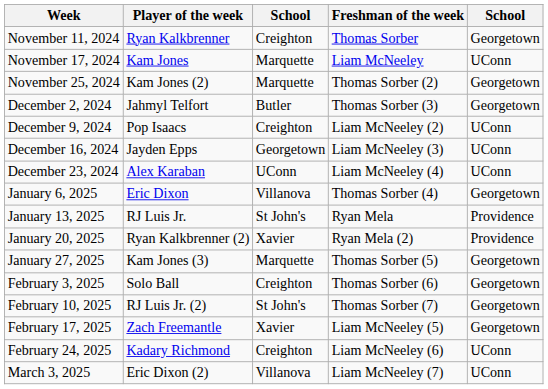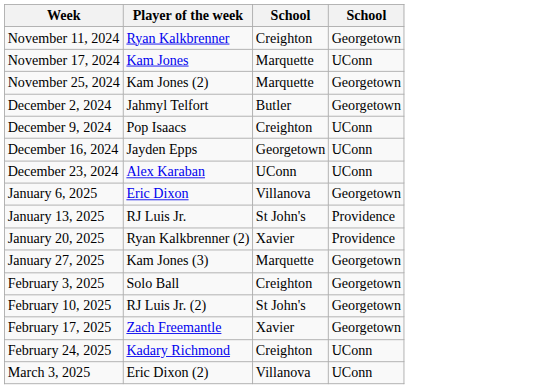- column: (398, 15)
